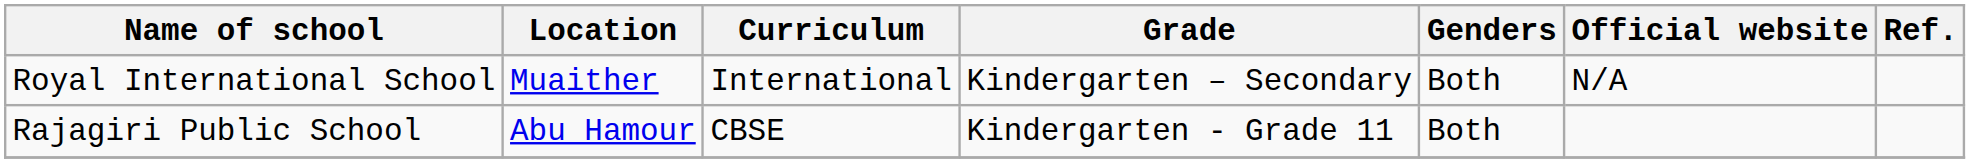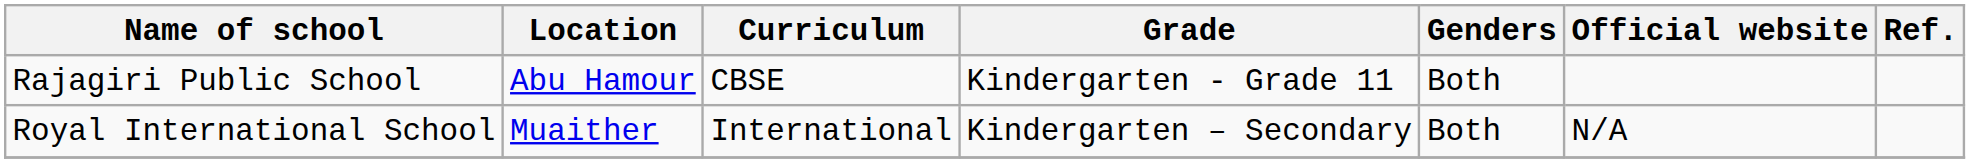rows swapped: (217, 131) <-> (254, 81)
